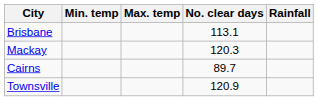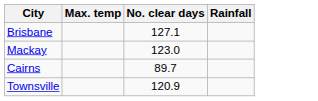- column: (92, 13)
(225, 31) 113.1 -> (166, 31) 127.1
(225, 50) 120.3 -> (166, 50) 123.0
